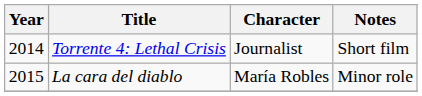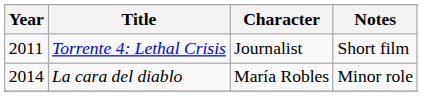(26, 48) 2014 -> (26, 48) 2011
(26, 77) 2015 -> (26, 77) 2014
